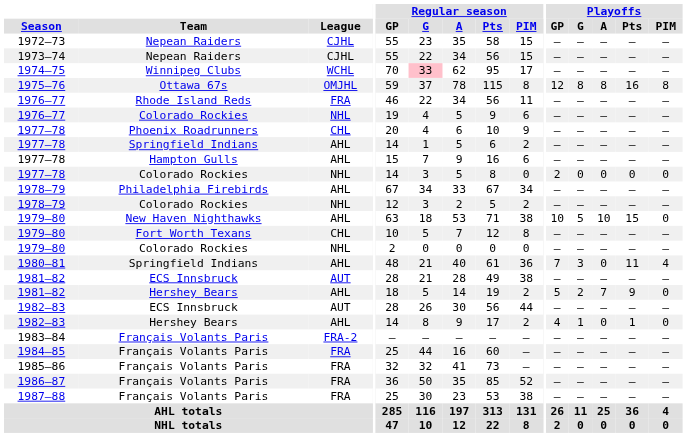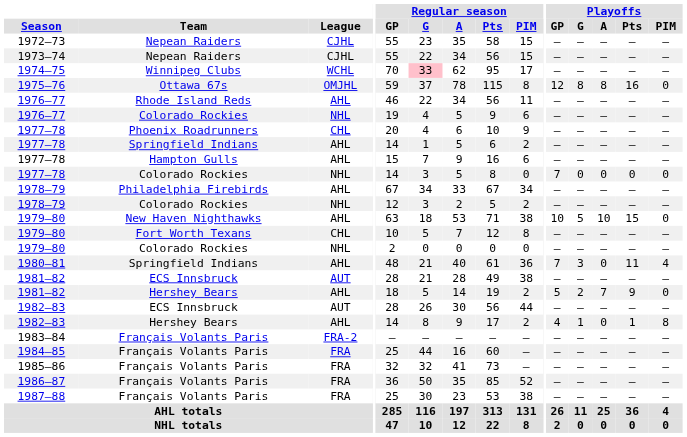(666, 85) 8 -> (666, 85) 0
(340, 100) FRA -> (340, 100) AHL
(557, 174) 2 -> (557, 174) 7
(666, 322) 0 -> (666, 322) 8
